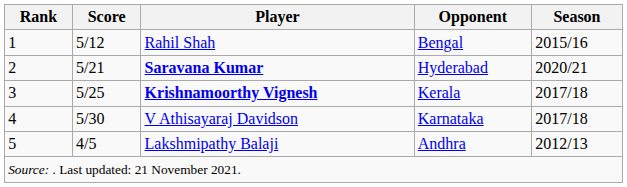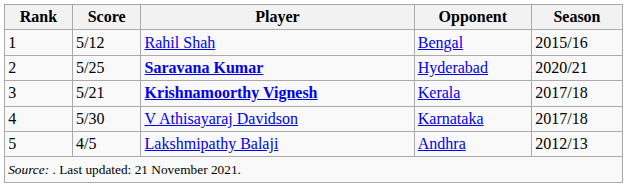(90, 67) 5/21 -> (90, 67) 5/25
(90, 93) 5/25 -> (90, 93) 5/21
